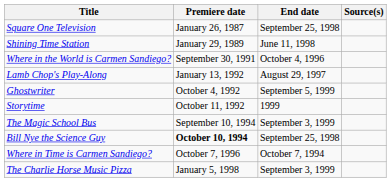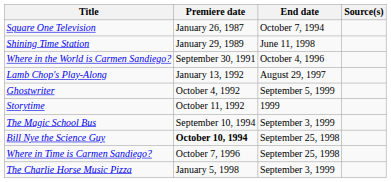(300, 28) September 25, 1998 -> (292, 28) October 7, 1994
(292, 153) October 7, 1994 -> (300, 153) September 25, 1998
